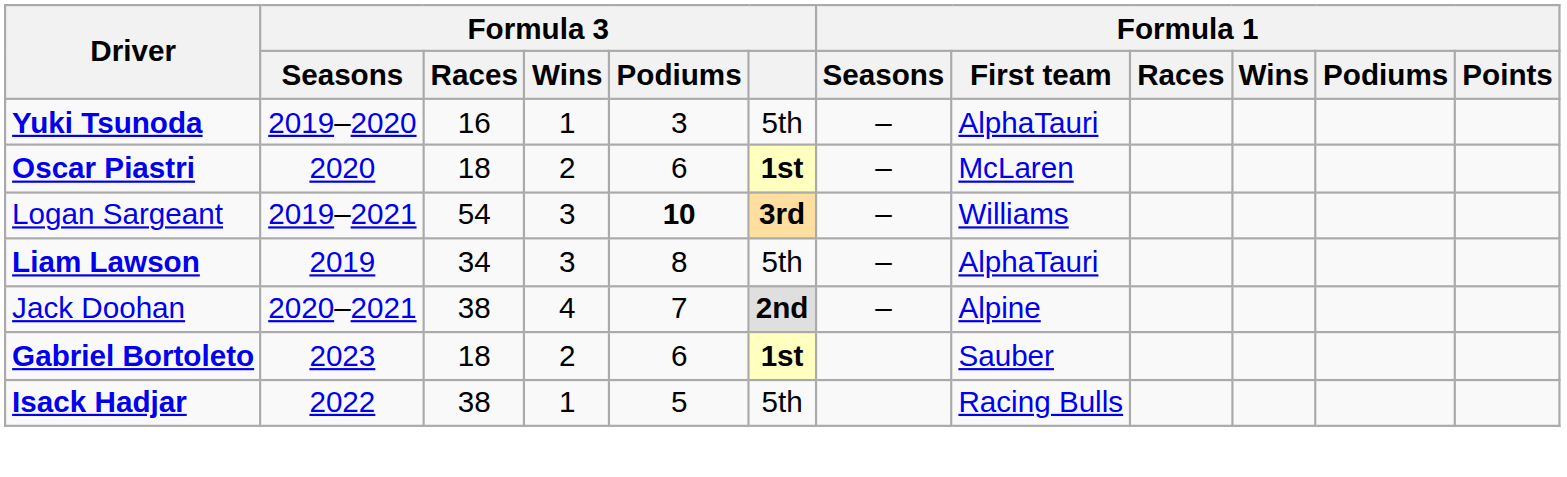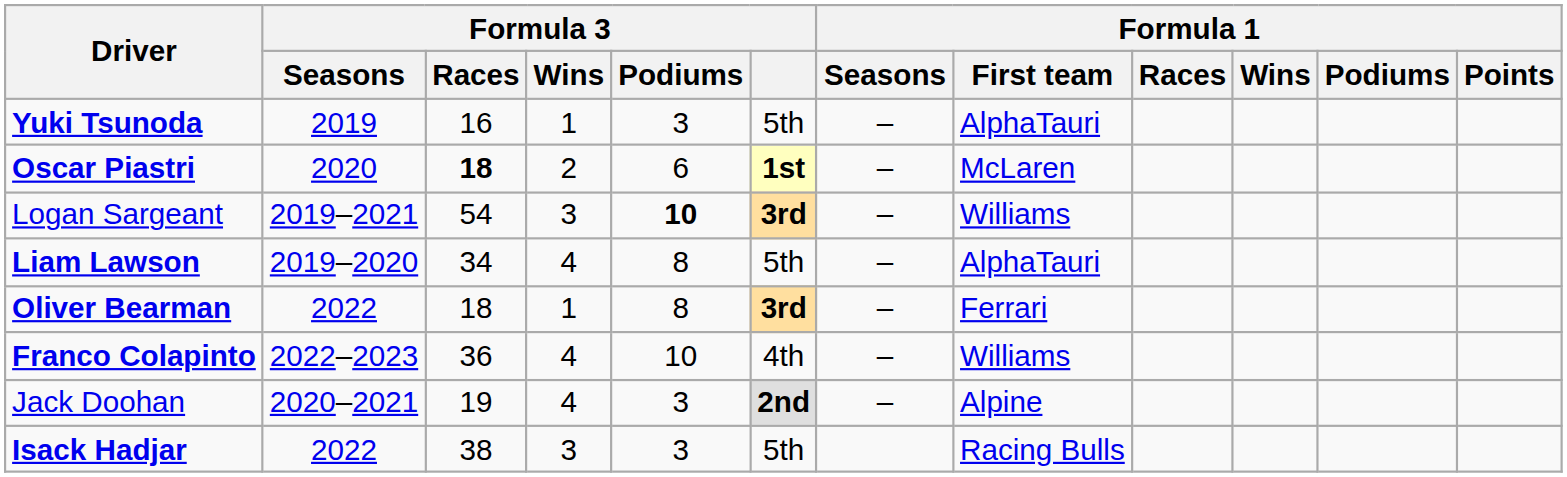(342, 122) 2019–2020 -> (344, 122) 2019
(474, 168) normal -> (476, 168) bold
(342, 262) 2019 -> (344, 262) 2019–2020
(567, 262) 3 -> (569, 262) 4
+ row: (122, 308)
+ row: (134, 355)
(474, 308) 38 -> (476, 402) 19
(679, 308) 7 -> (681, 402) 3
- row: (133, 355)
(567, 402) 1 -> (569, 449) 3
(679, 402) 5 -> (681, 449) 3
